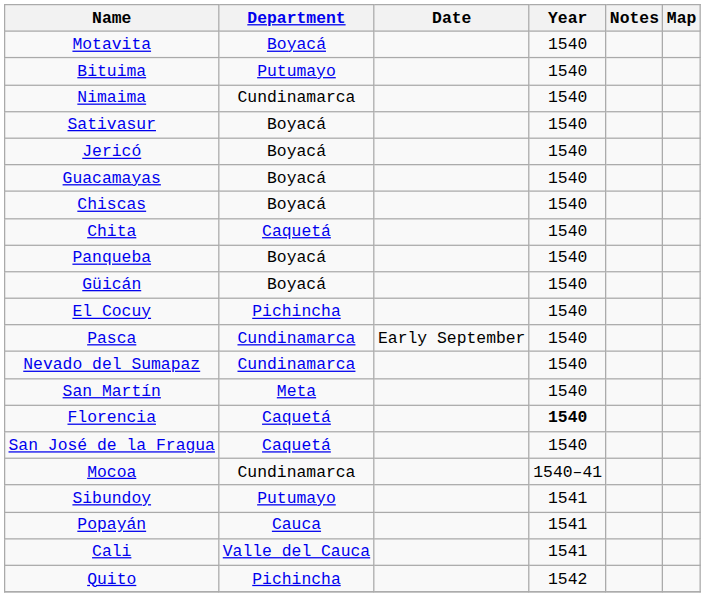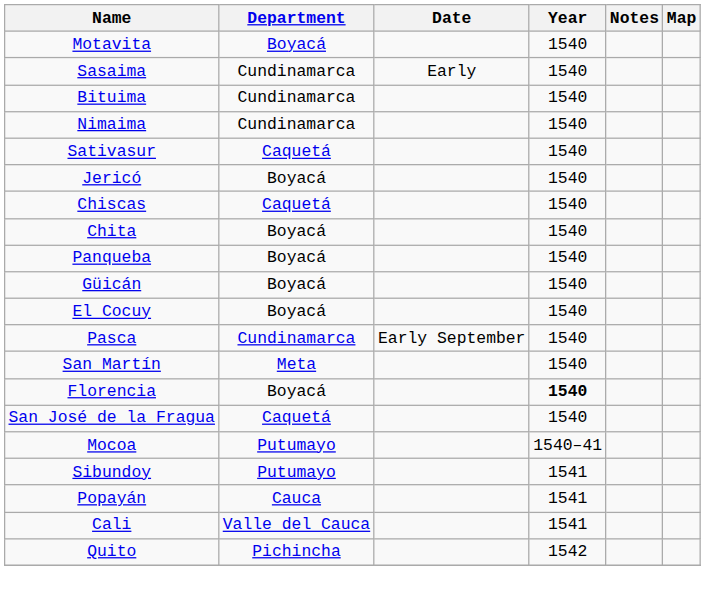+ row: (112, 71)
(296, 71) Putumayo -> (296, 98) Cundinamarca
(296, 125) Boyacá -> (296, 151) Caquetá
- row: (112, 178)
(296, 205) Boyacá -> (296, 205) Caquetá
(296, 232) Caquetá -> (296, 232) Boyacá
(296, 312) Pichincha -> (296, 312) Boyacá
- row: (112, 365)
(296, 418) Caquetá -> (296, 392) Boyacá
(296, 472) Cundinamarca -> (296, 445) Putumayo
